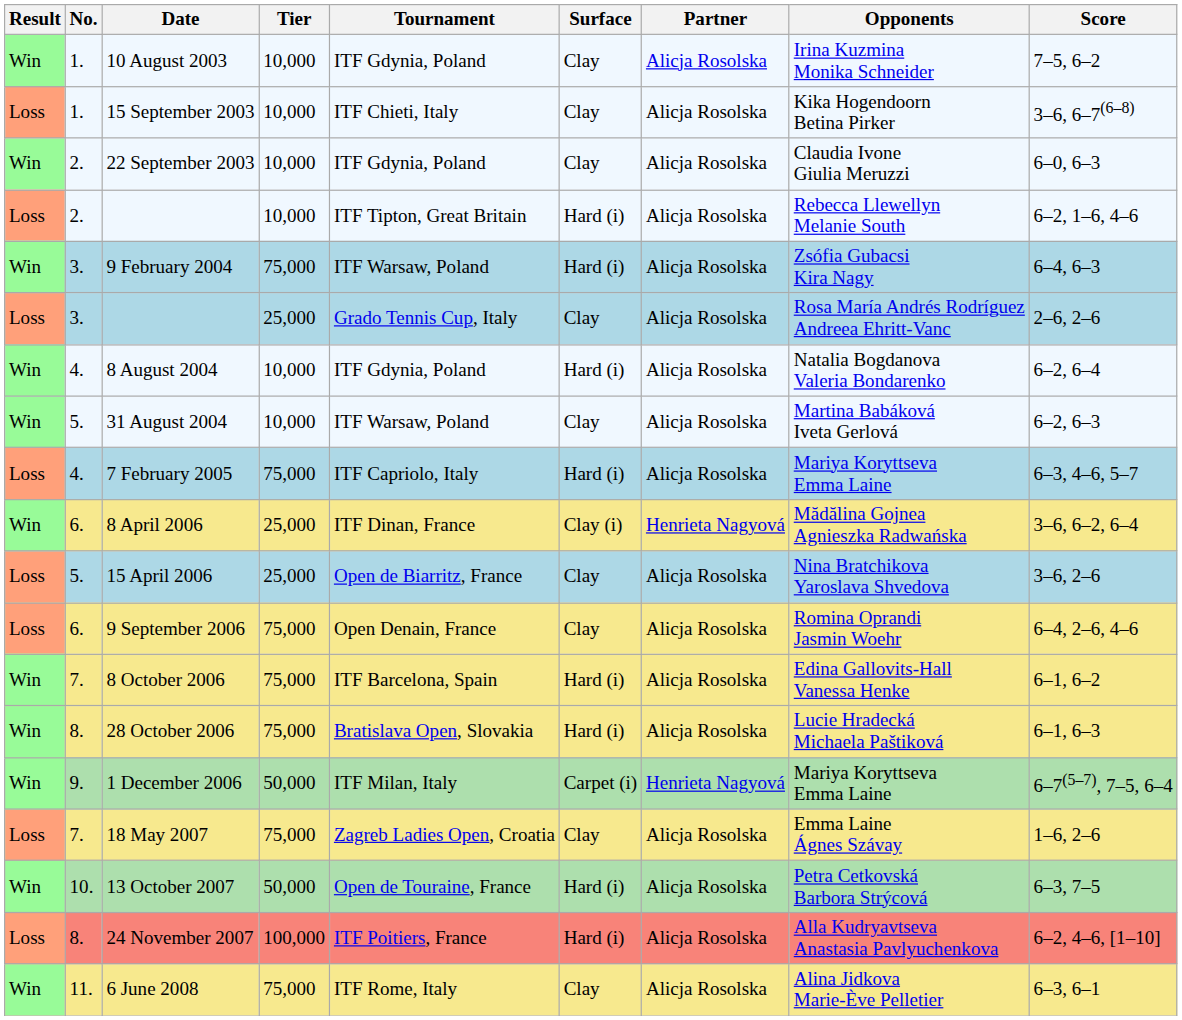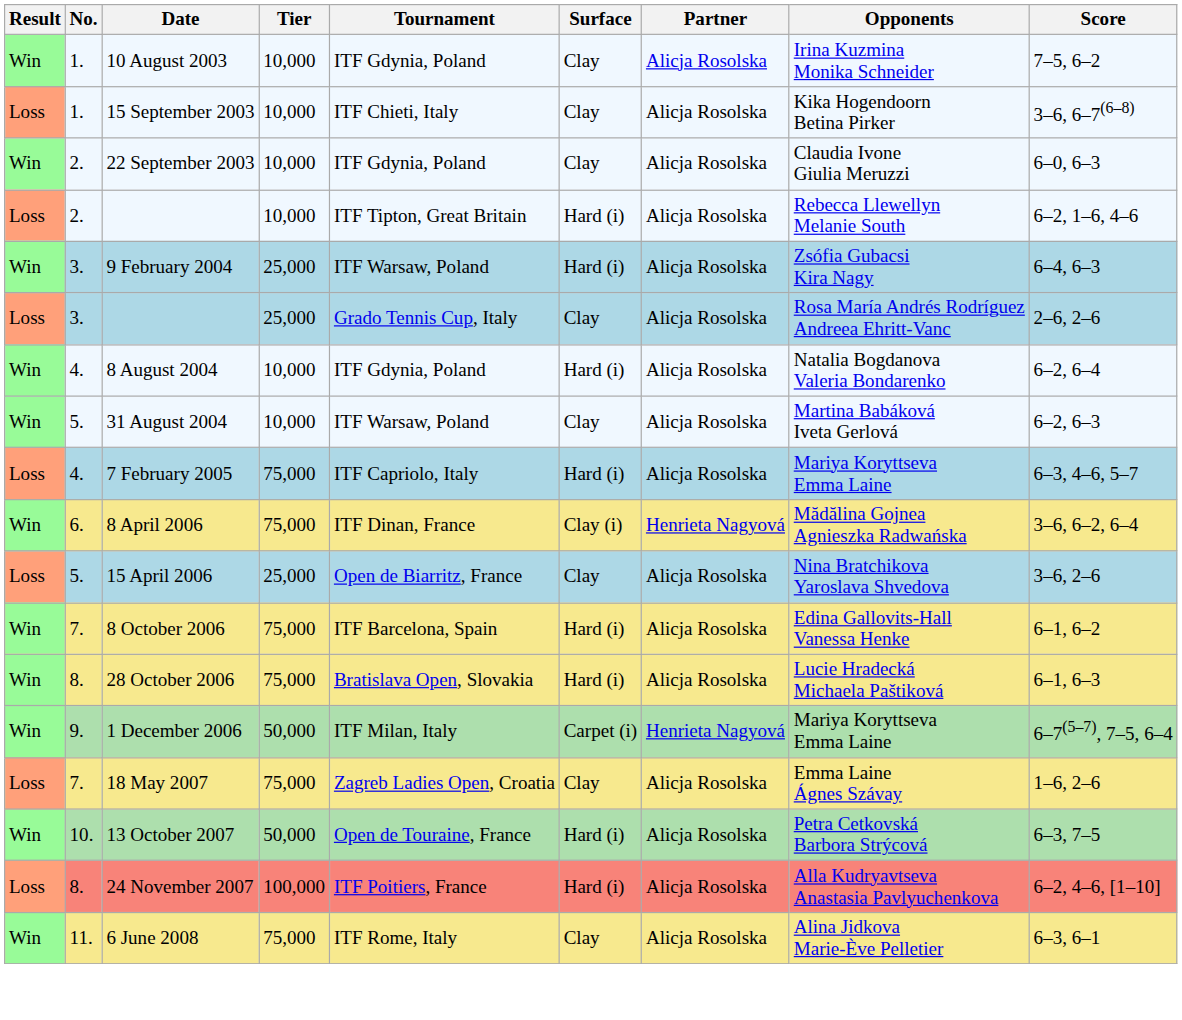(289, 266) 75,000 -> (289, 266) 25,000
(289, 525) 25,000 -> (289, 525) 75,000
- row: (77, 628)
